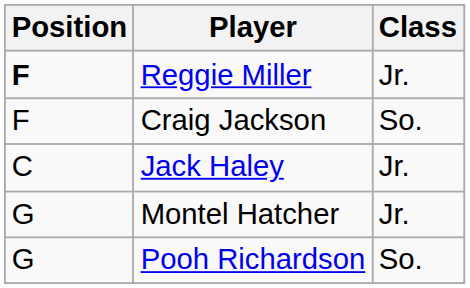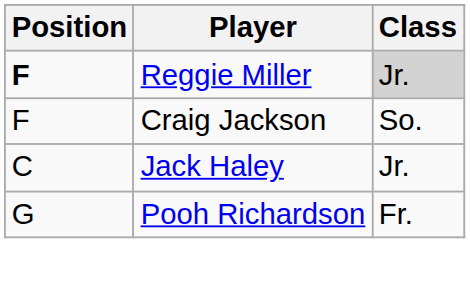(394, 74) no background -> (394, 74) lightgrey background
- row: (240, 213)
(401, 259) So. -> (396, 213) Fr.
